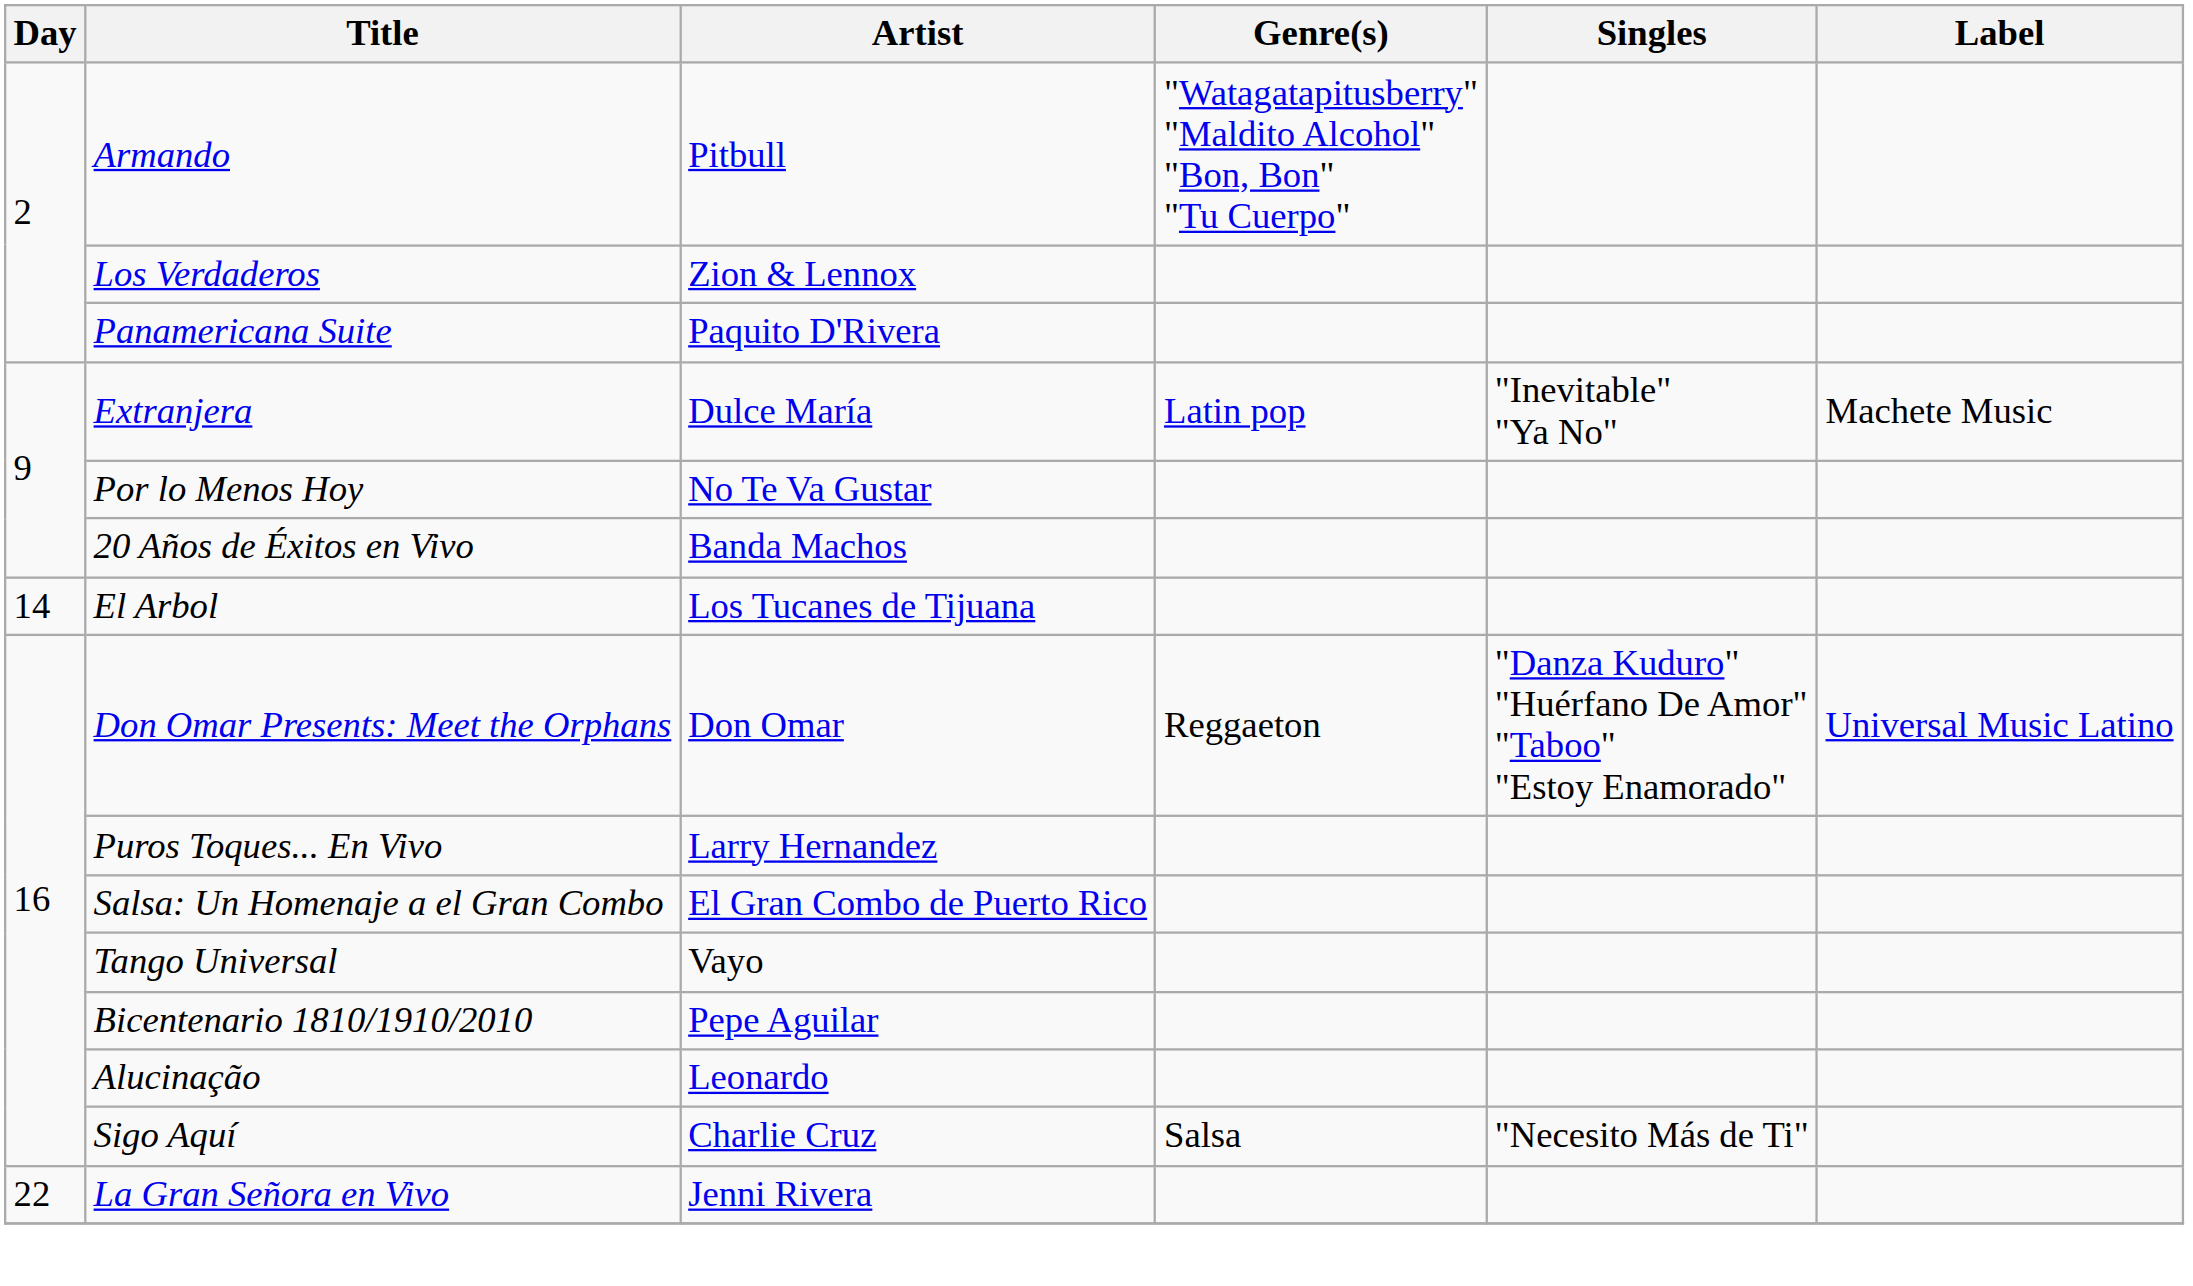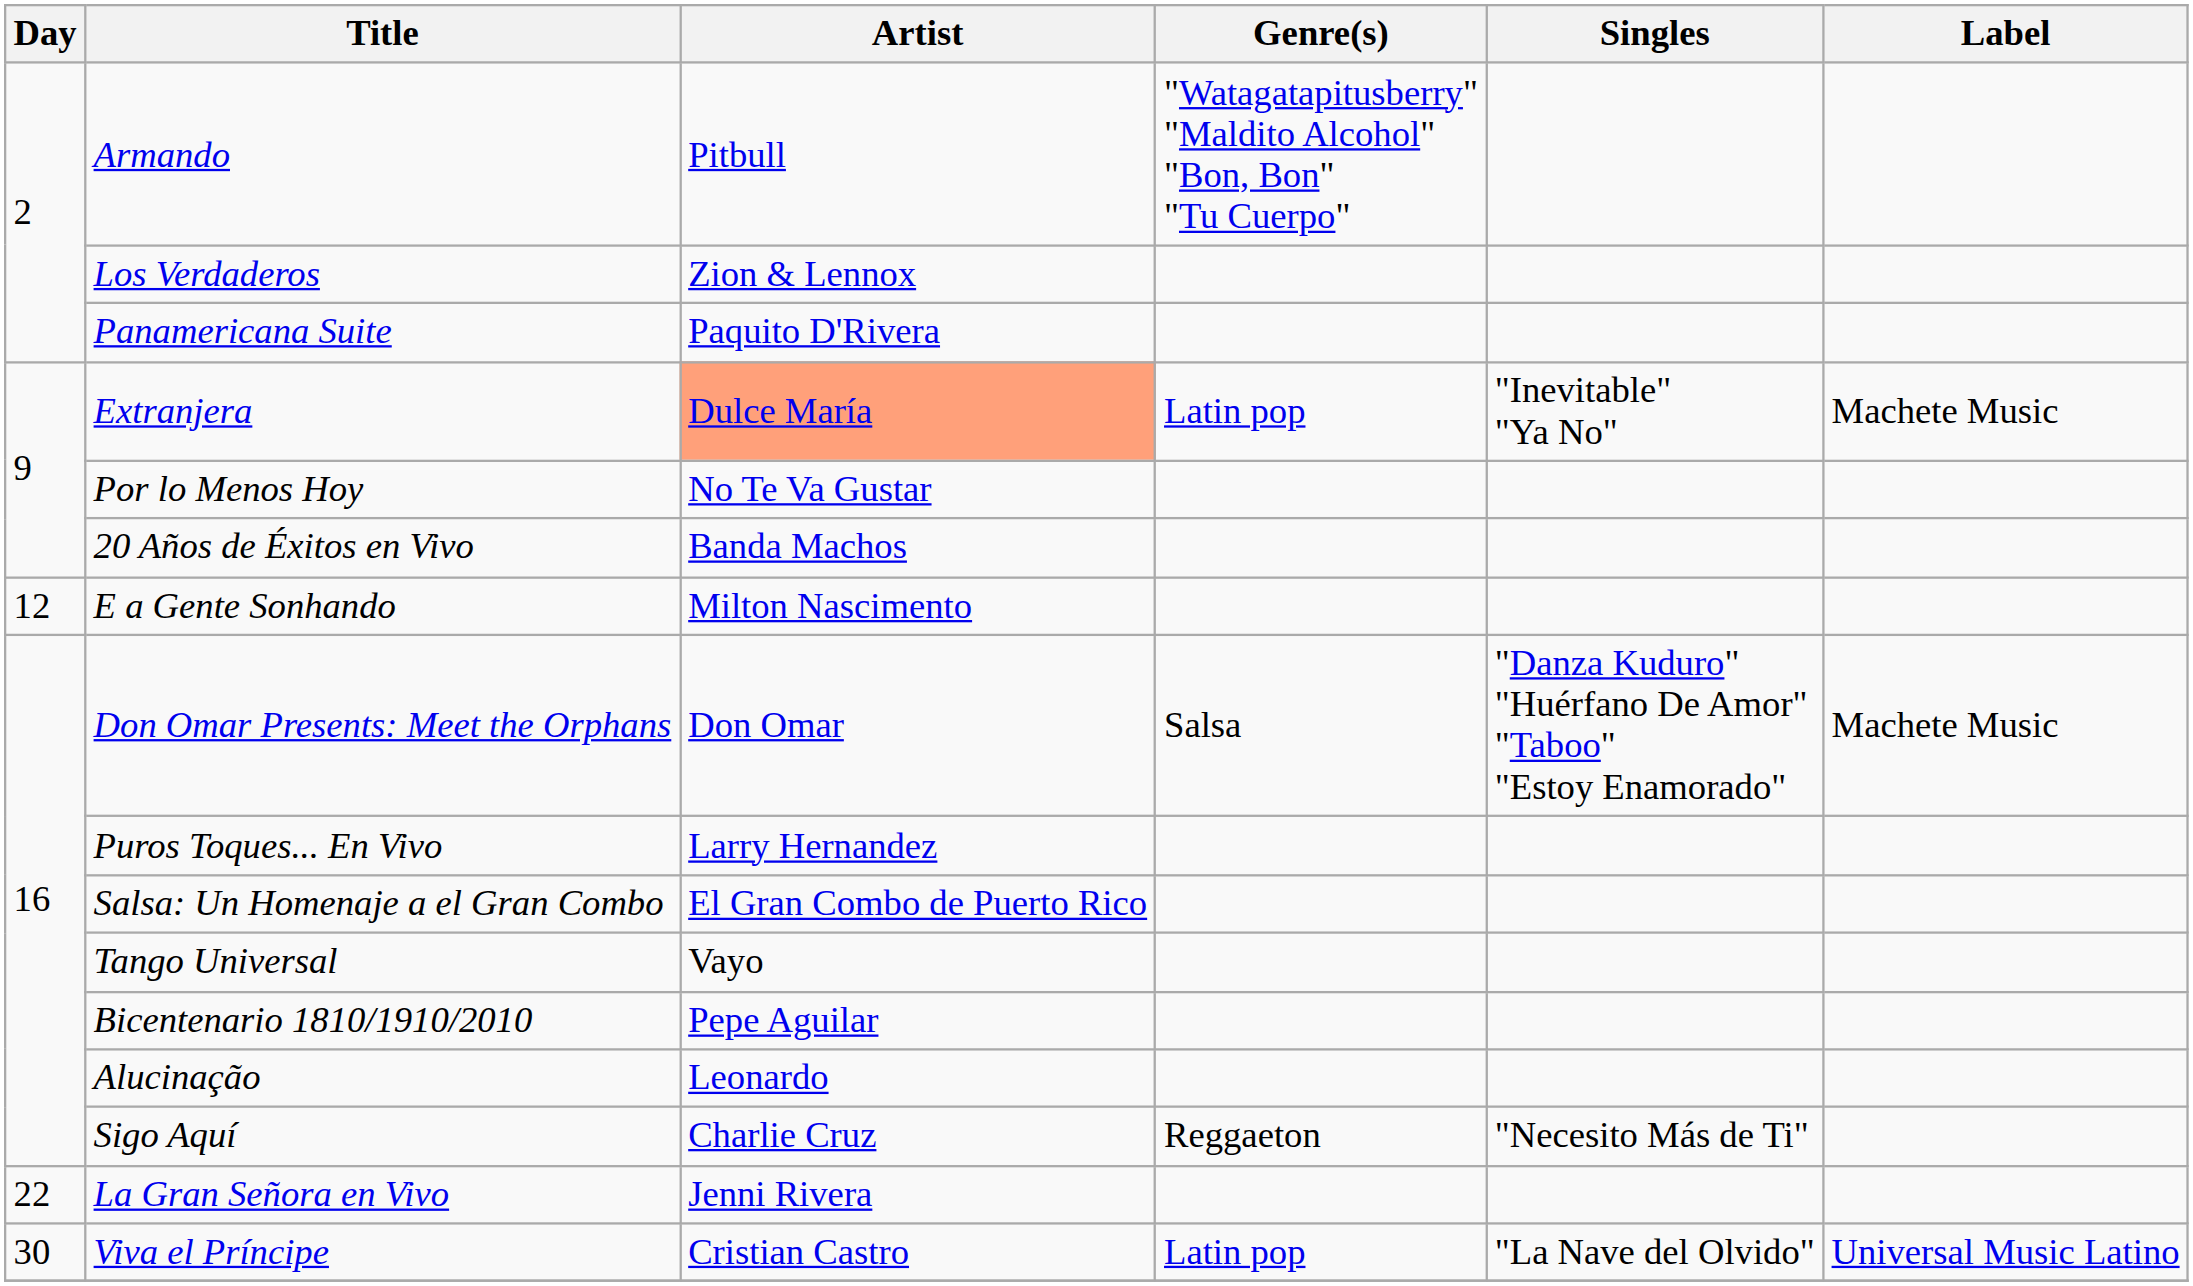(780, 410) no background -> (780, 410) lightsalmon background
+ row: (245, 605)
- row: (156, 605)
(1242, 725) Reggaeton -> (1203, 725) Salsa
(2000, 725) Universal Music Latino -> (1945, 725) Machete Music
(1203, 1135) Salsa -> (1242, 1135) Reggaeton
+ row: (211, 1251)
